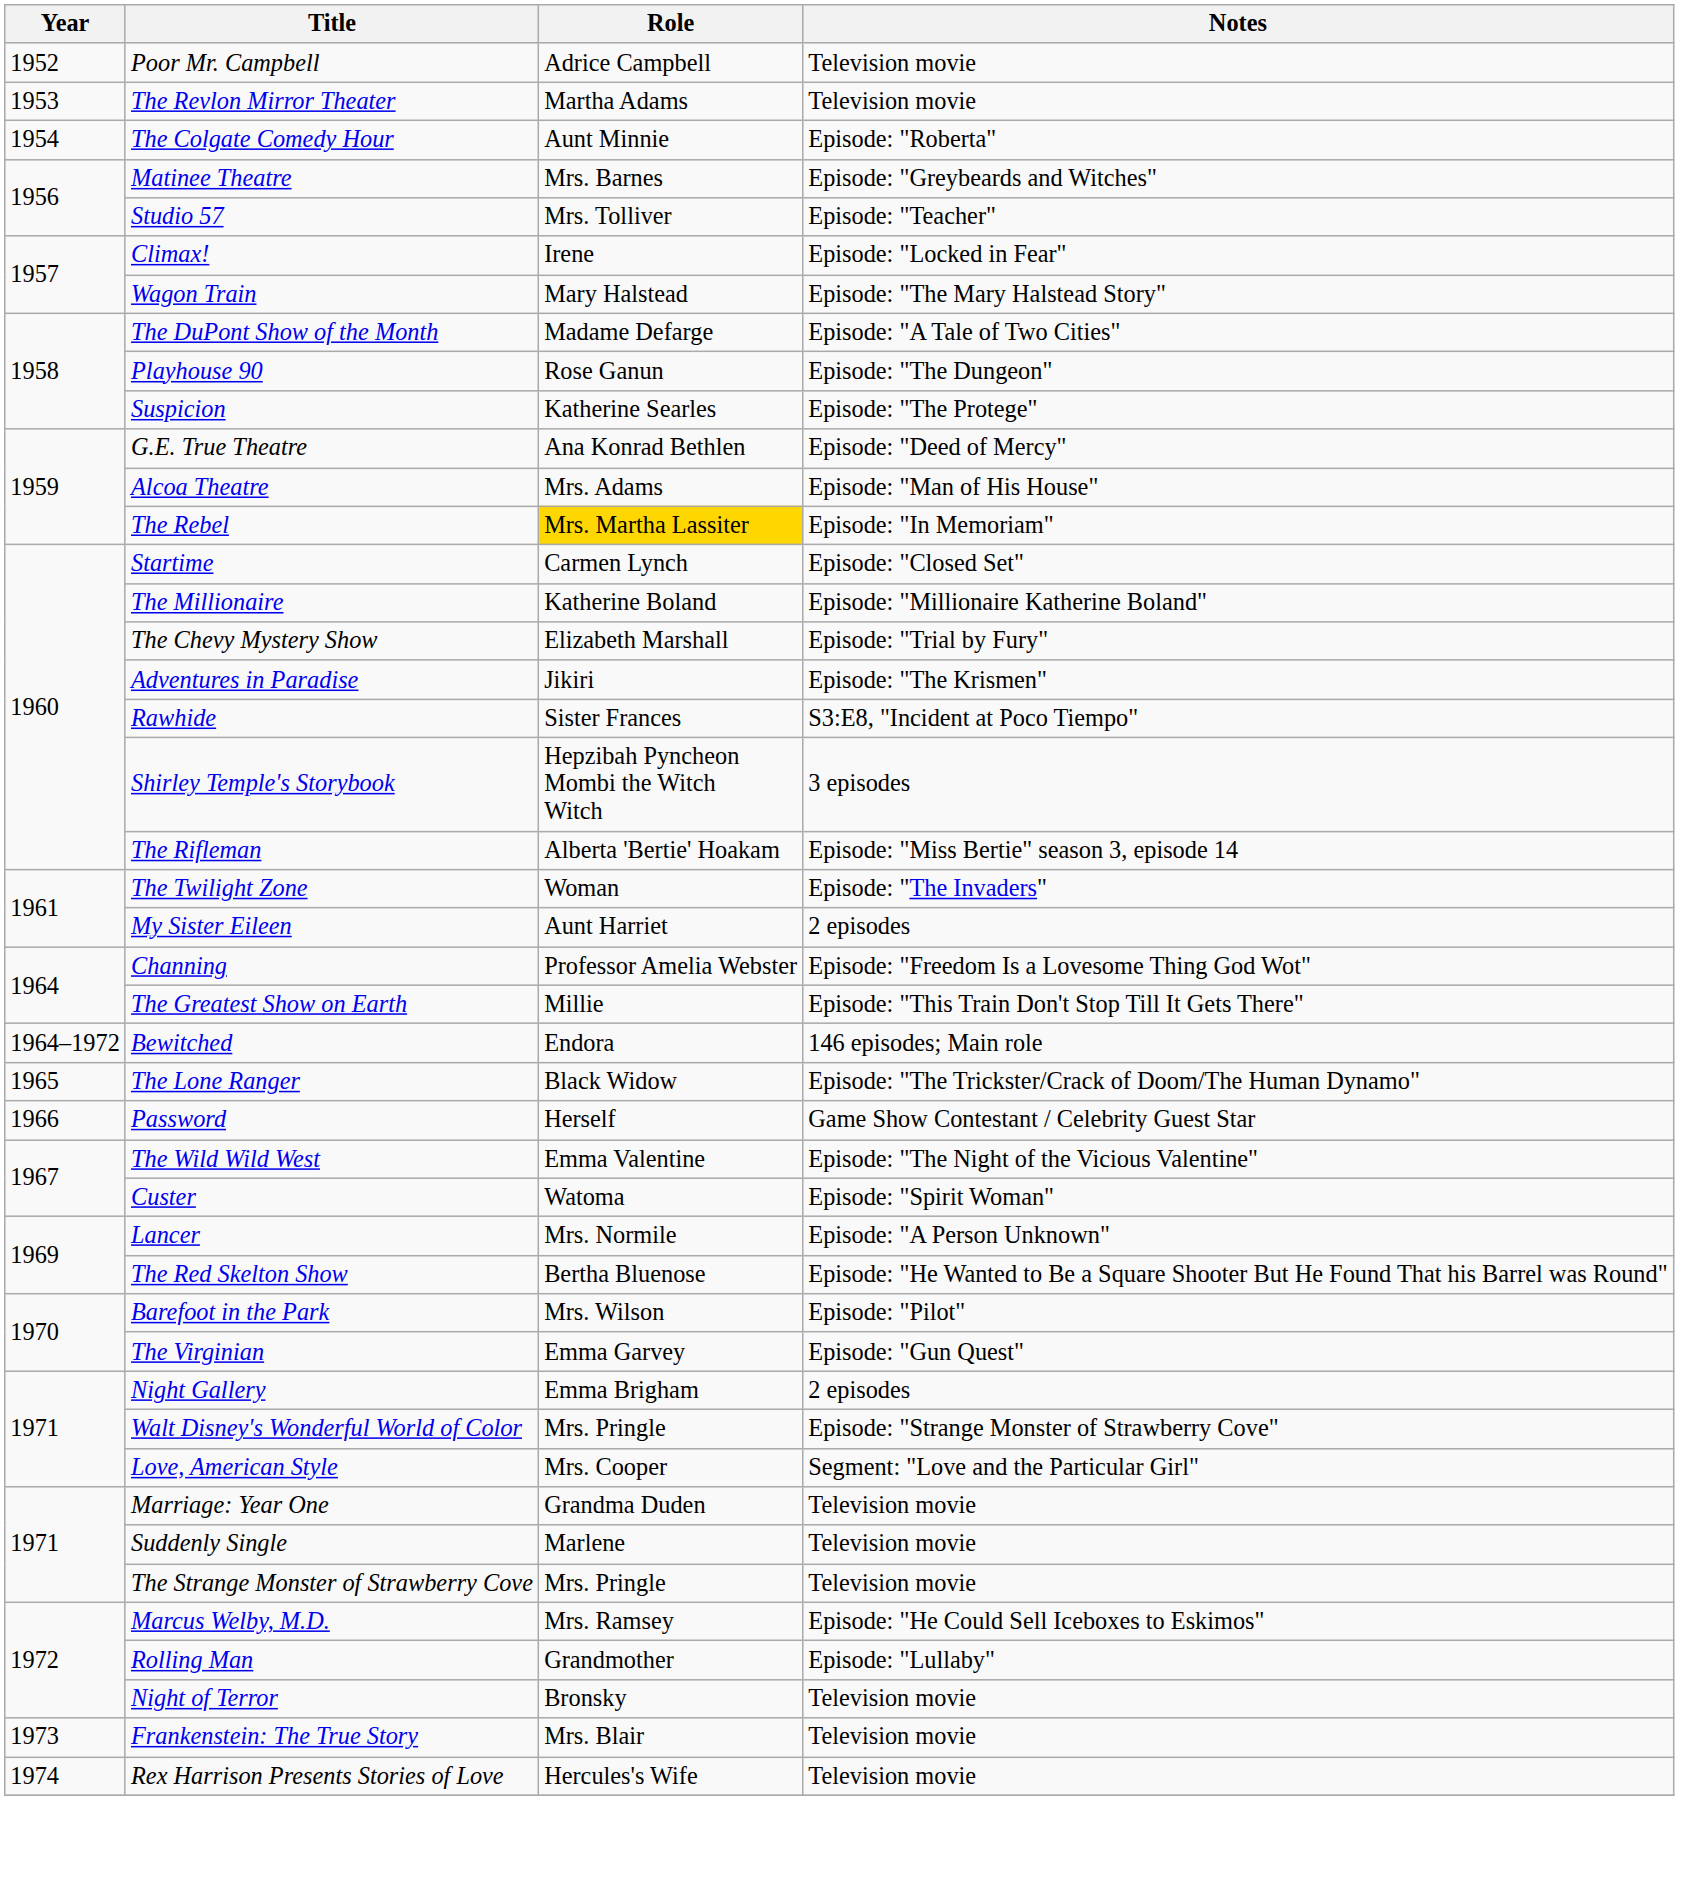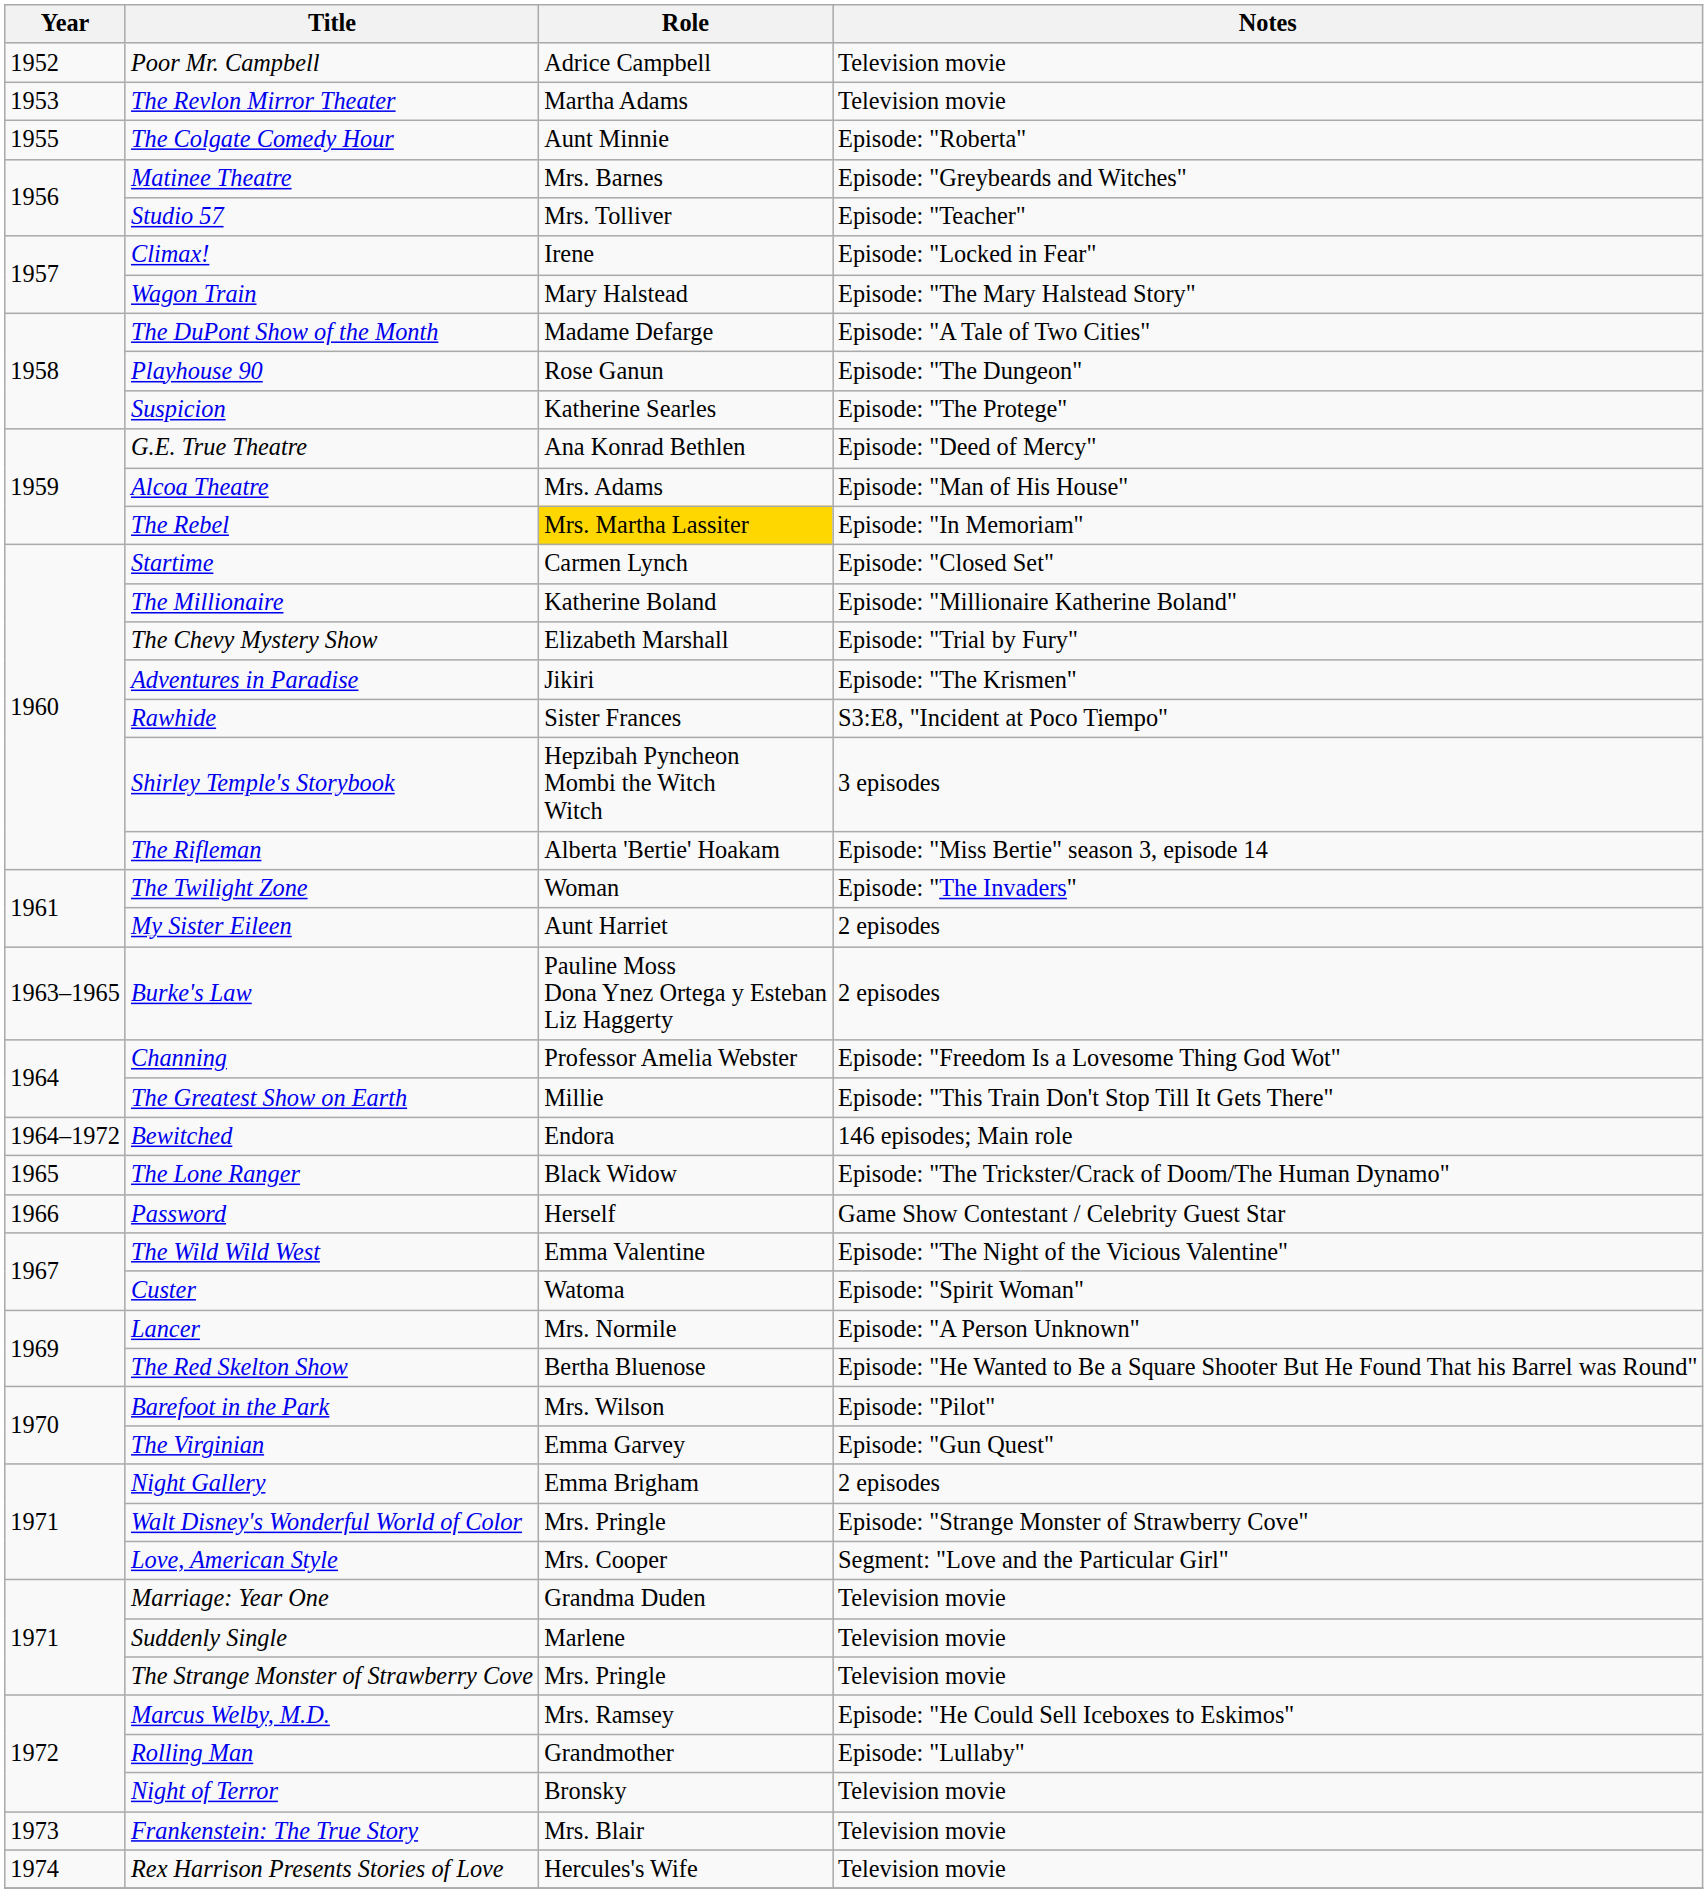(35, 139) 1954 -> (35, 139) 1955
+ row: (191, 992)
